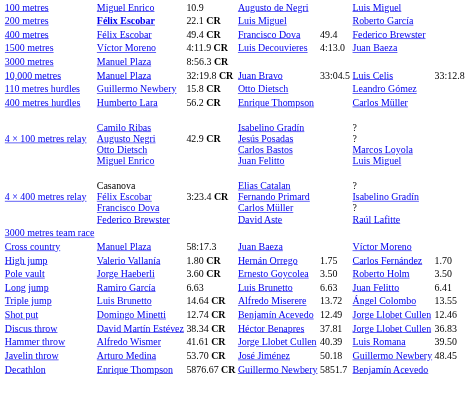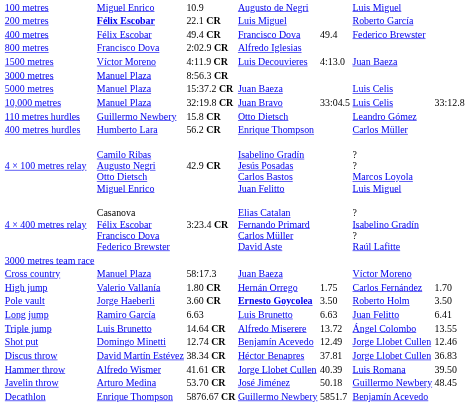+ row: (27, 48)
+ row: (29, 89)
(273, 274) normal -> (275, 301) bold
